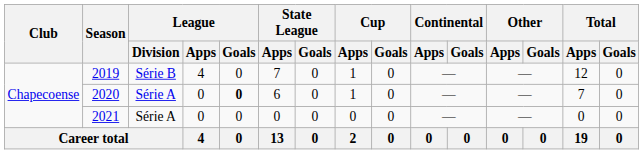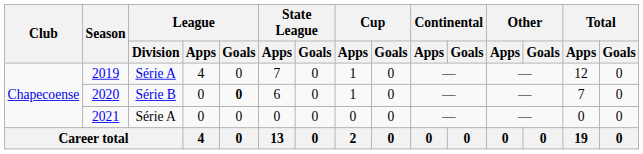(156, 73) Série B -> (156, 73) Série A
(156, 95) Série A -> (156, 95) Série B
